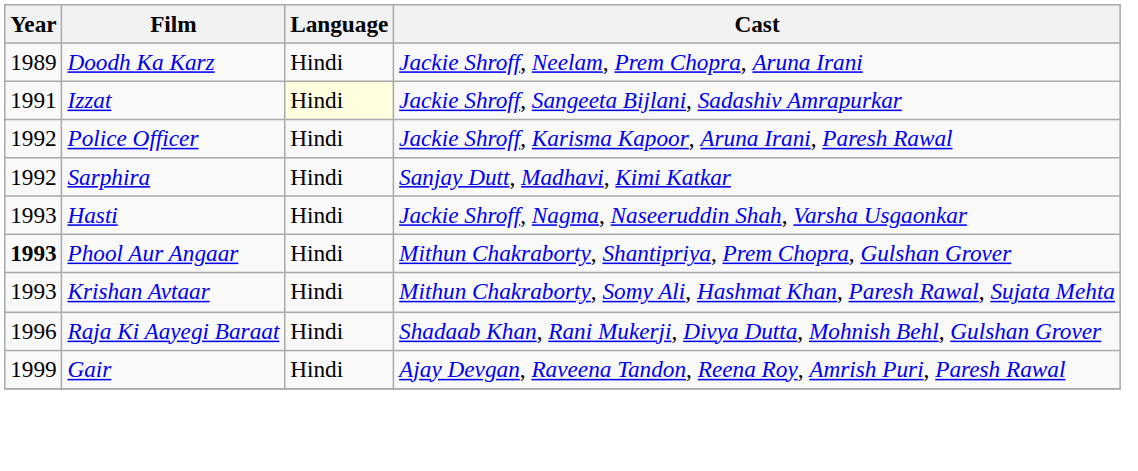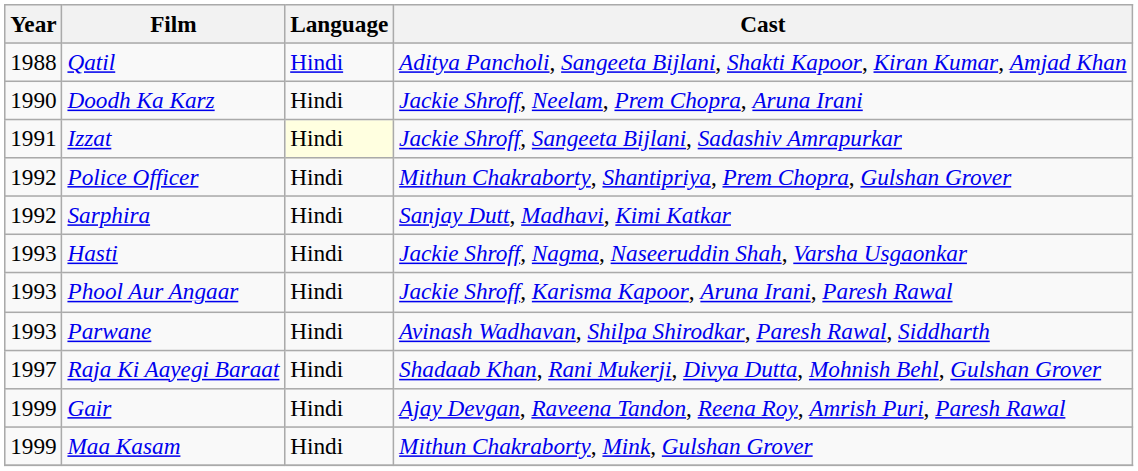+ row: (91, 62)
(33, 62) 1989 -> (33, 100) 1990
(676, 138) Jackie Shroff, Karisma Kapoor, Aruna Irani, Paresh Rawal -> (705, 177) Mithun Chakraborty, Shantipriya, Prem Chopra, Gulshan Grover
(33, 253) bold -> (33, 292) normal
(705, 253) Mithun Chakraborty, Shantipriya, Prem Chopra, Gulshan Grover -> (676, 292) Jackie Shroff, Karisma Kapoor, Aruna Irani, Paresh Rawal
- row: (139, 292)
+ row: (109, 330)
(33, 330) 1996 -> (33, 368) 1997
+ row: (124, 445)
